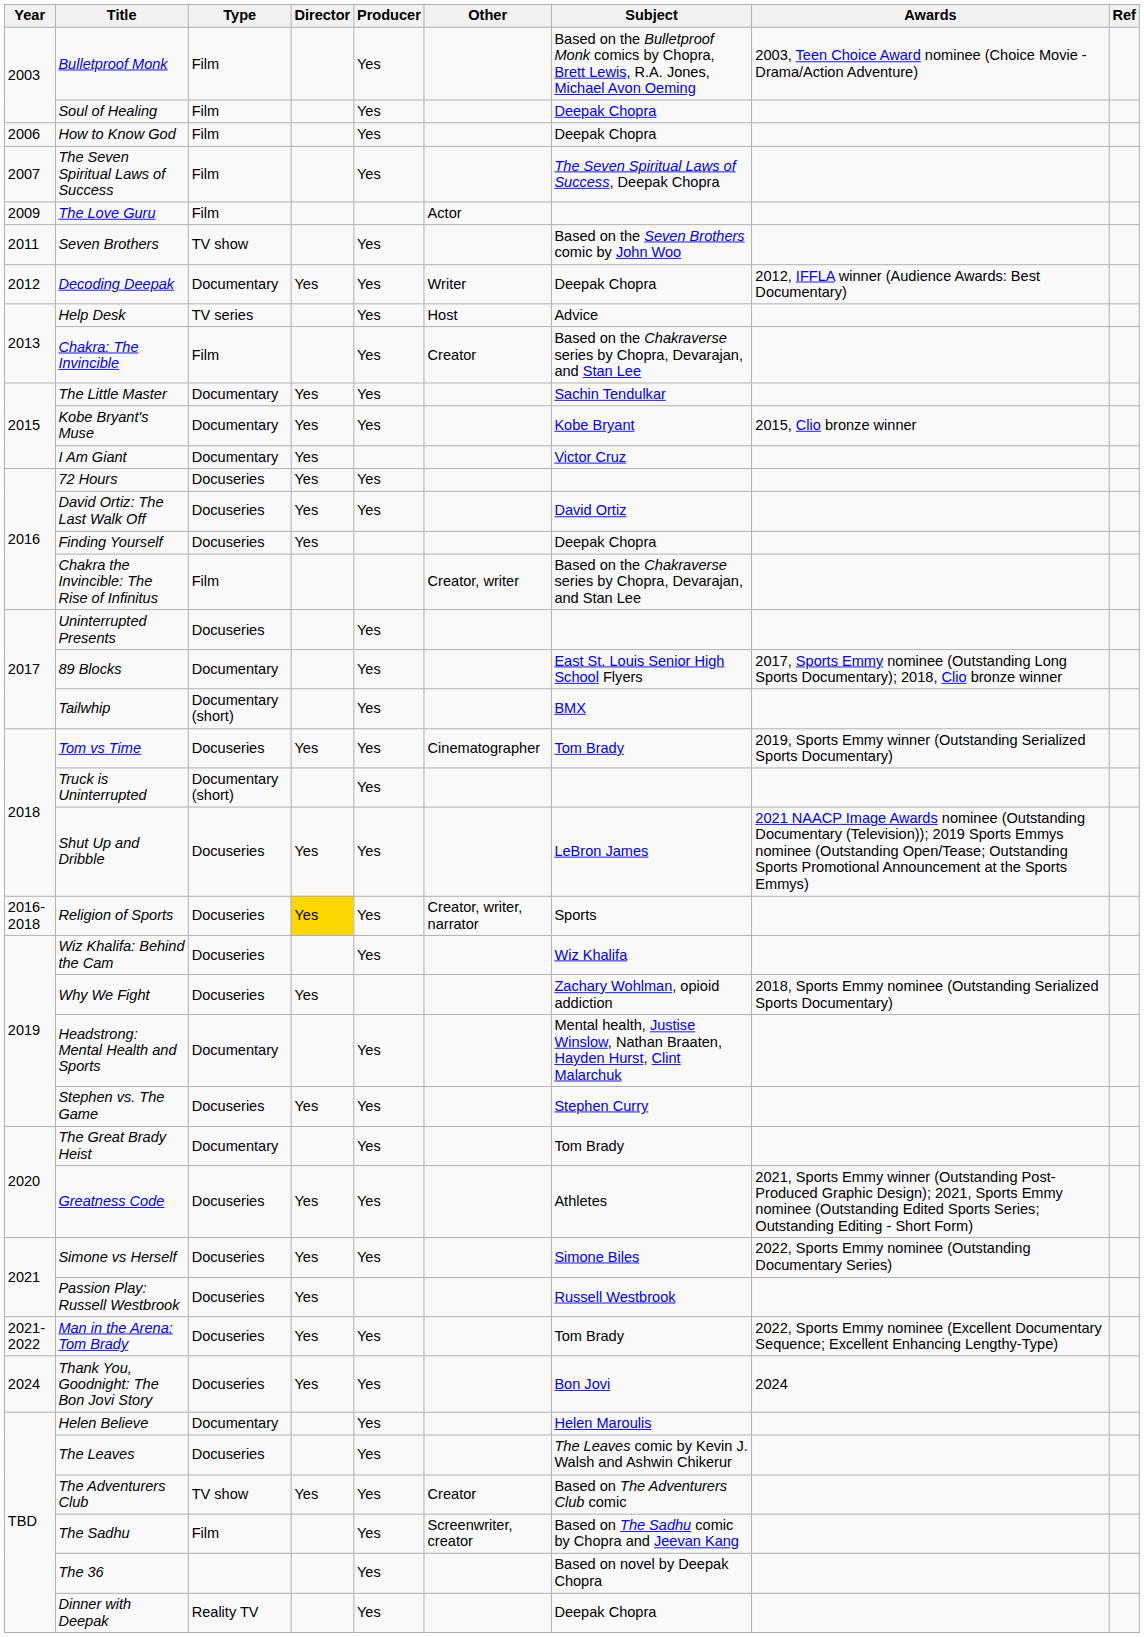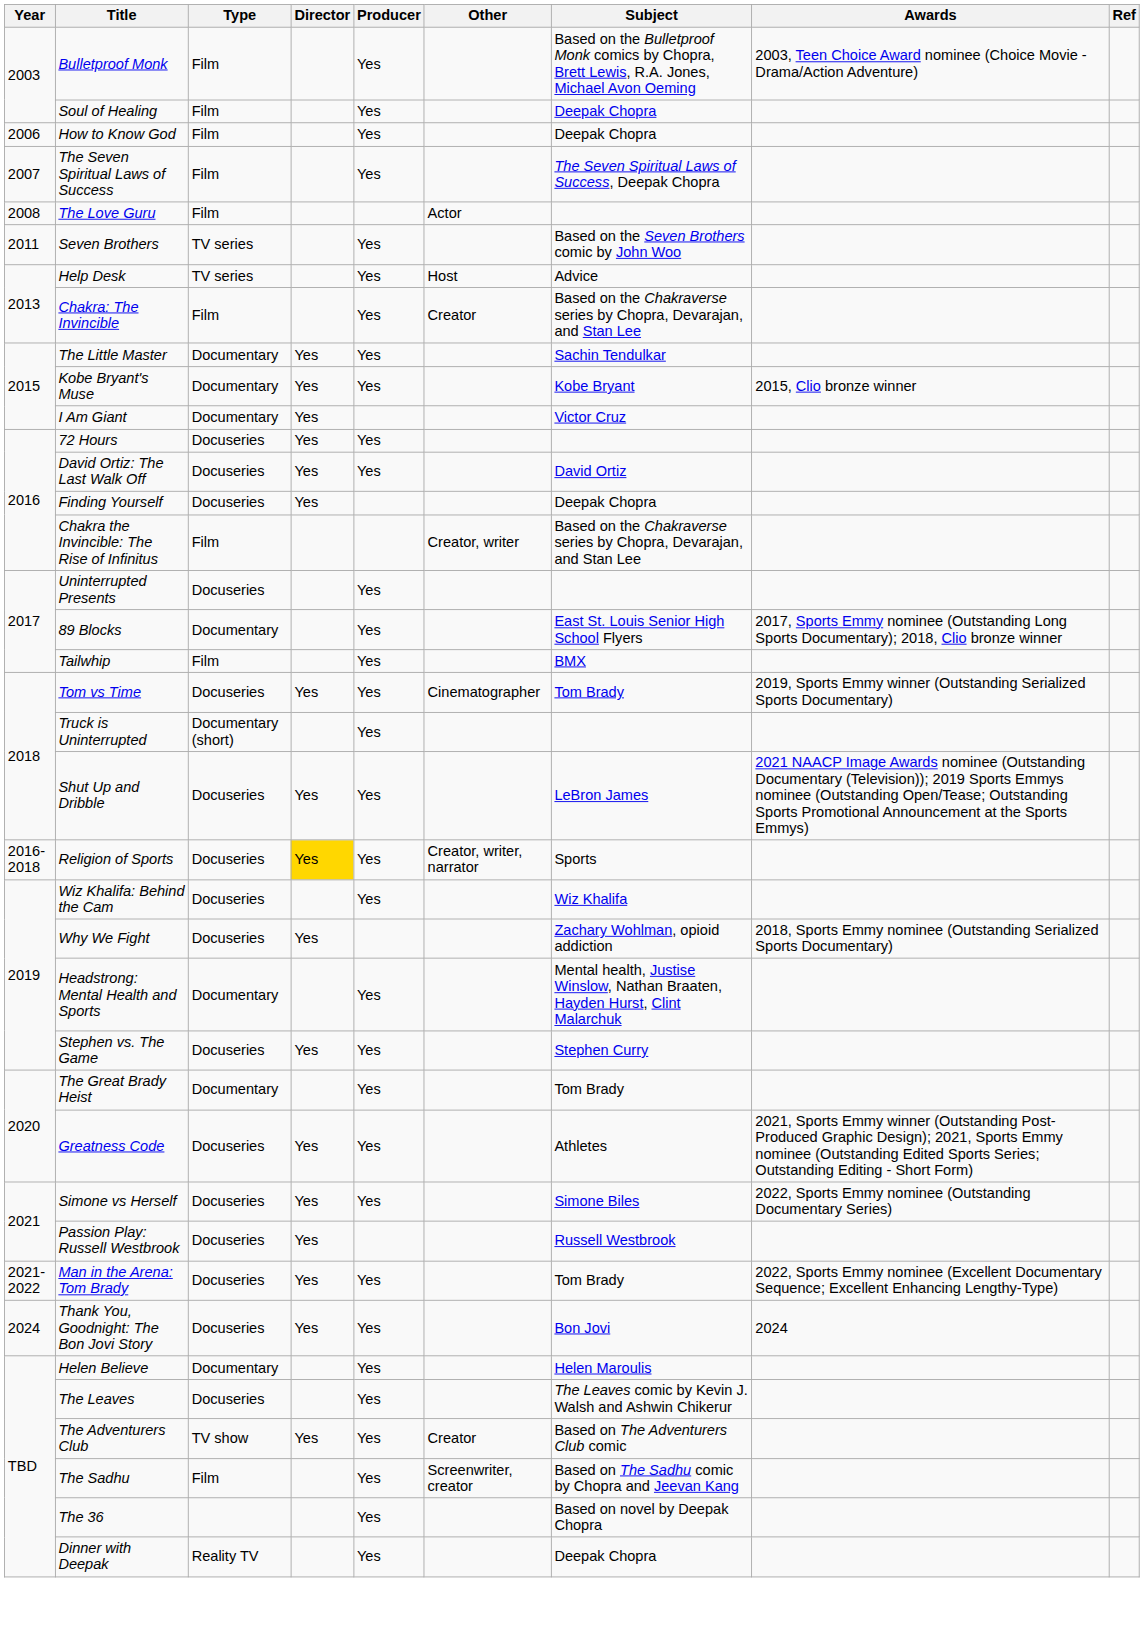(24, 213) 2009 -> (24, 213) 2008
(220, 244) TV show -> (222, 244) TV series
- row: (116, 284)
(235, 708) Documentary (short) -> (205, 661) Film
